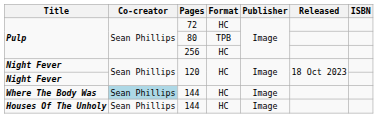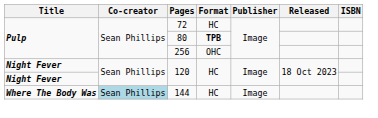(224, 38) normal -> (214, 38) bold
(224, 52) HC -> (214, 52) OHC
- row: (56, 106)
